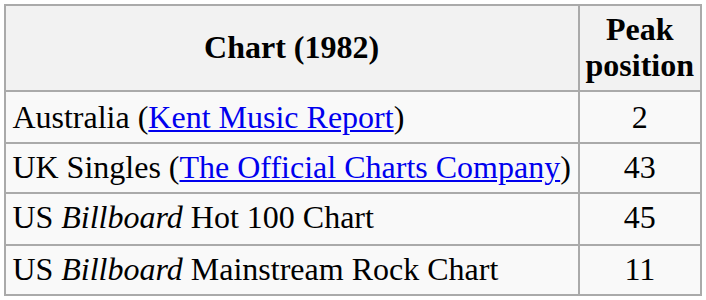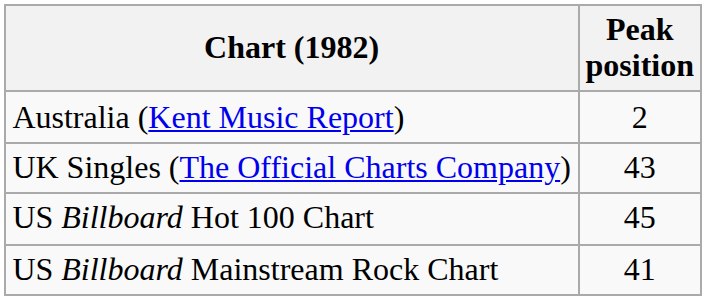(640, 268) 11 -> (640, 268) 41
